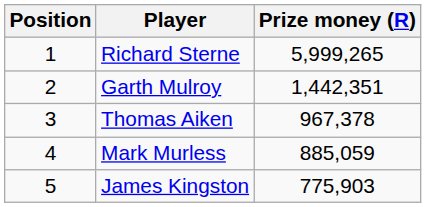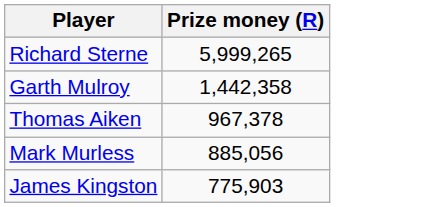- column: (50, 20)
(337, 86) 1,442,351 -> (246, 86) 1,442,358
(337, 152) 885,059 -> (246, 152) 885,056
